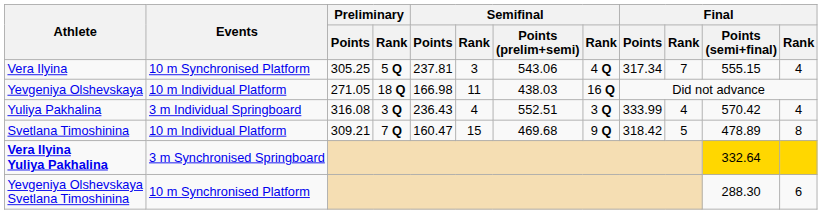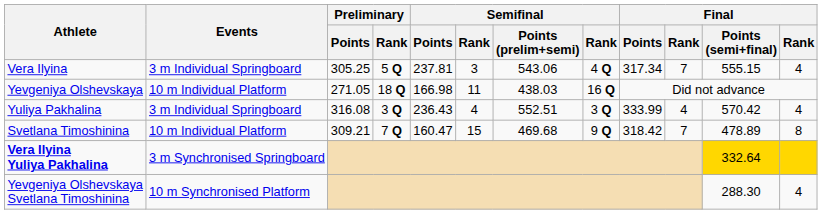(229, 70) 10 m Synchronised Platform -> (225, 70) 3 m Individual Springboard
(684, 130) 5 -> (684, 130) 7
(799, 192) 6 -> (799, 192) 4
